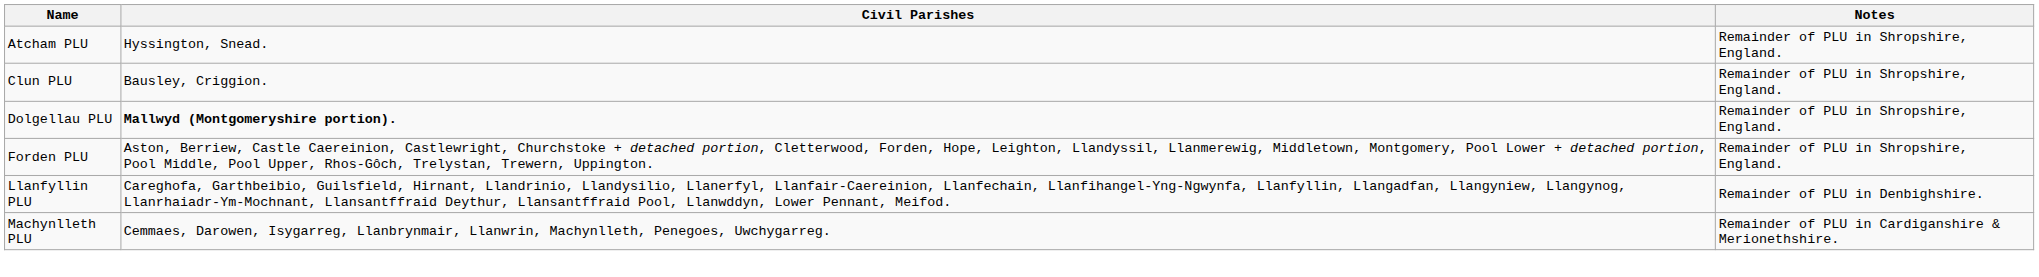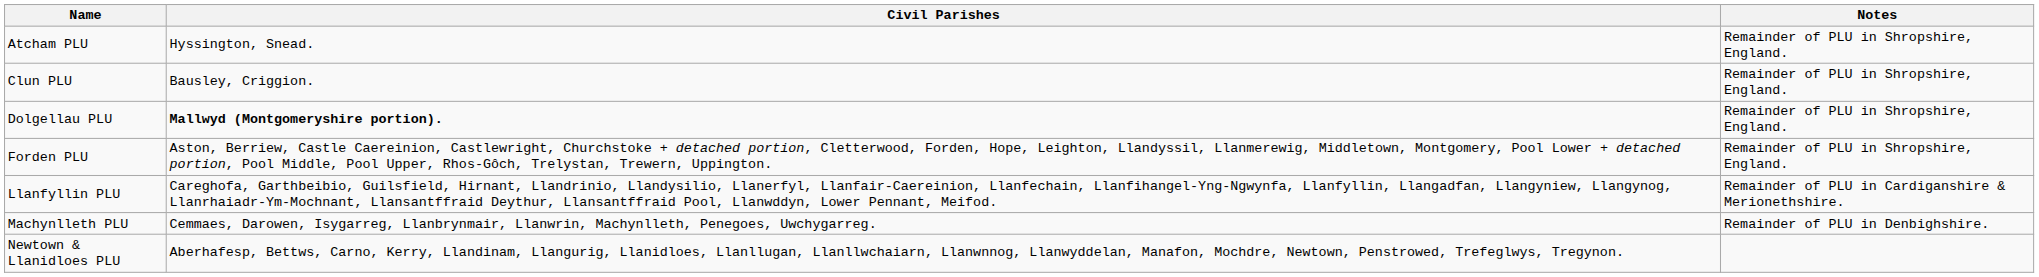(1851, 194) Remainder of PLU in Denbighshire. -> (1865, 194) Remainder of PLU in Cardiganshire & Merionethshire.
(1859, 231) Remainder of PLU in Cardiganshire & Merionethshire. -> (1857, 224) Remainder of PLU in Denbighshire.
+ row: (64, 253)
